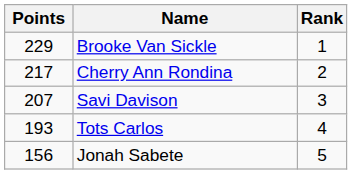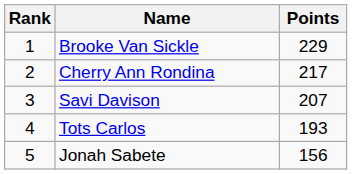columns swapped: (322, 19) <-> (39, 19)
